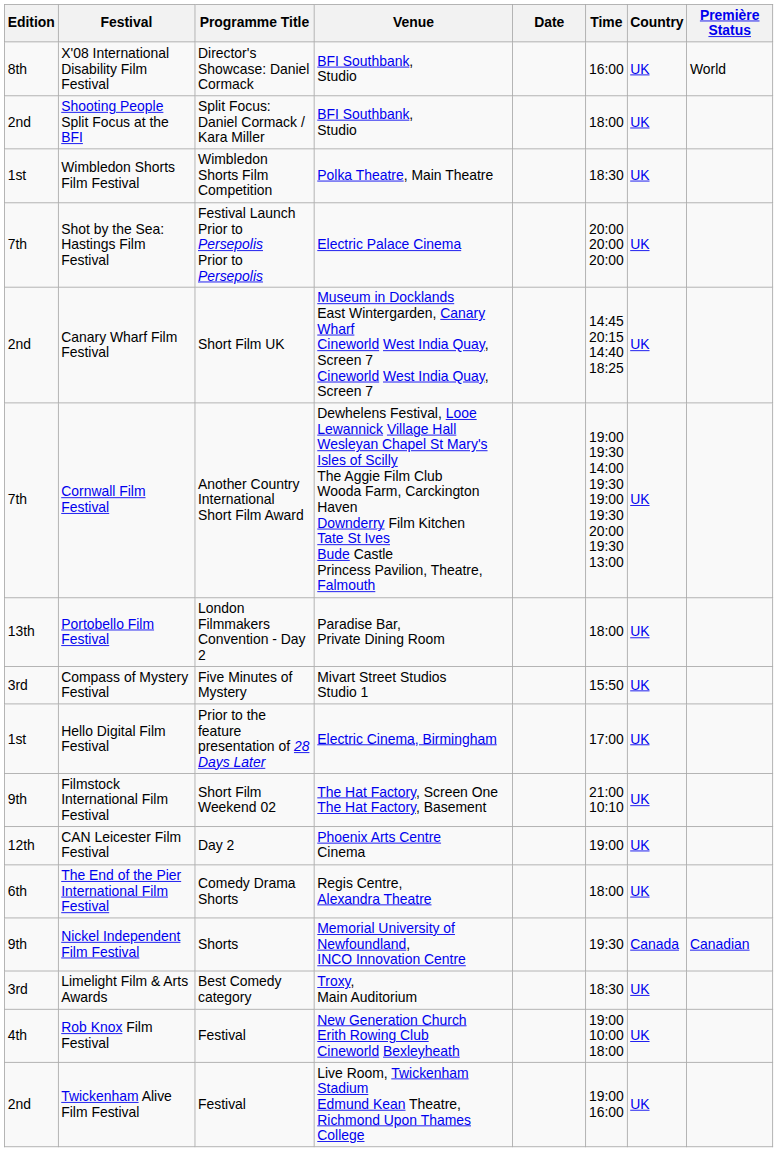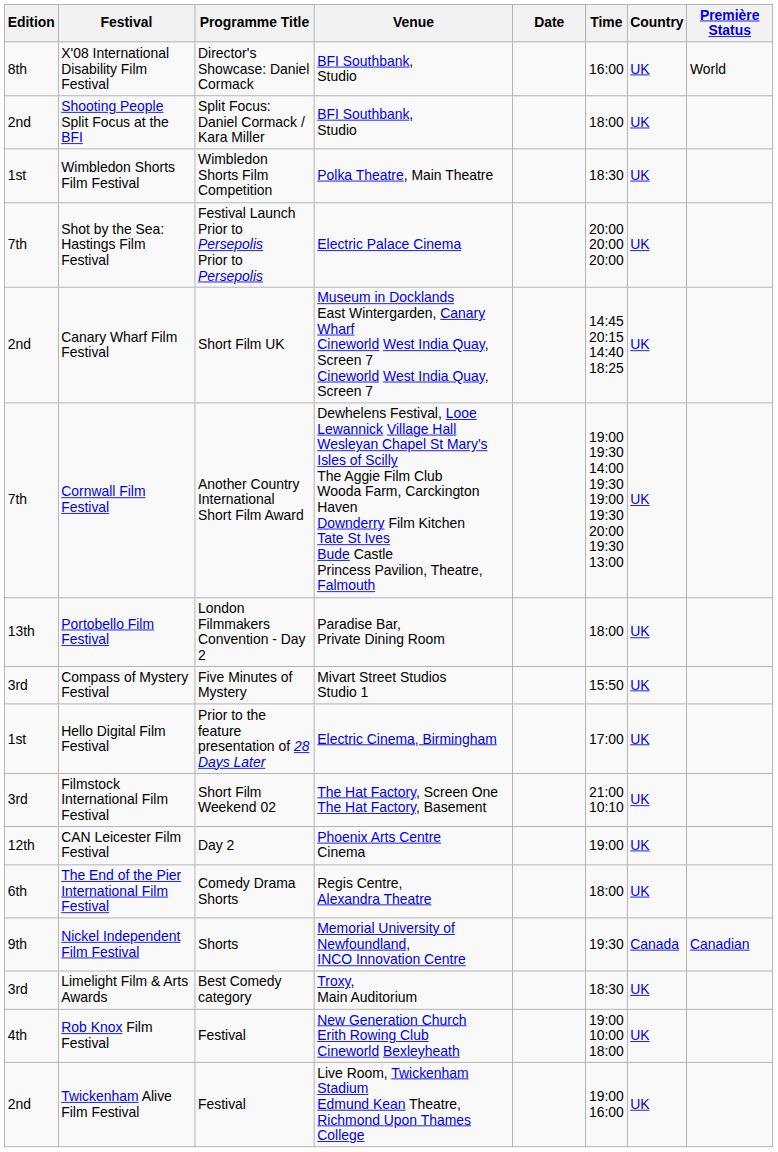(17, 800) 9th -> (18, 800) 3rd
